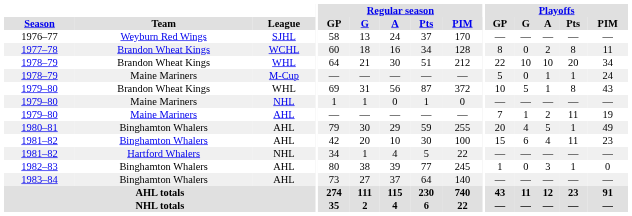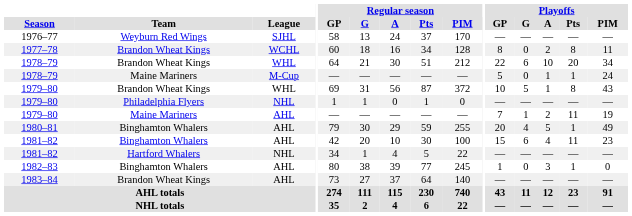(526, 62) 10 -> (526, 62) 6
(164, 101) Maine Mariners -> (164, 101) Philadelphia Flyers
(164, 179) Binghamton Whalers -> (164, 179) Brandon Wheat Kings
